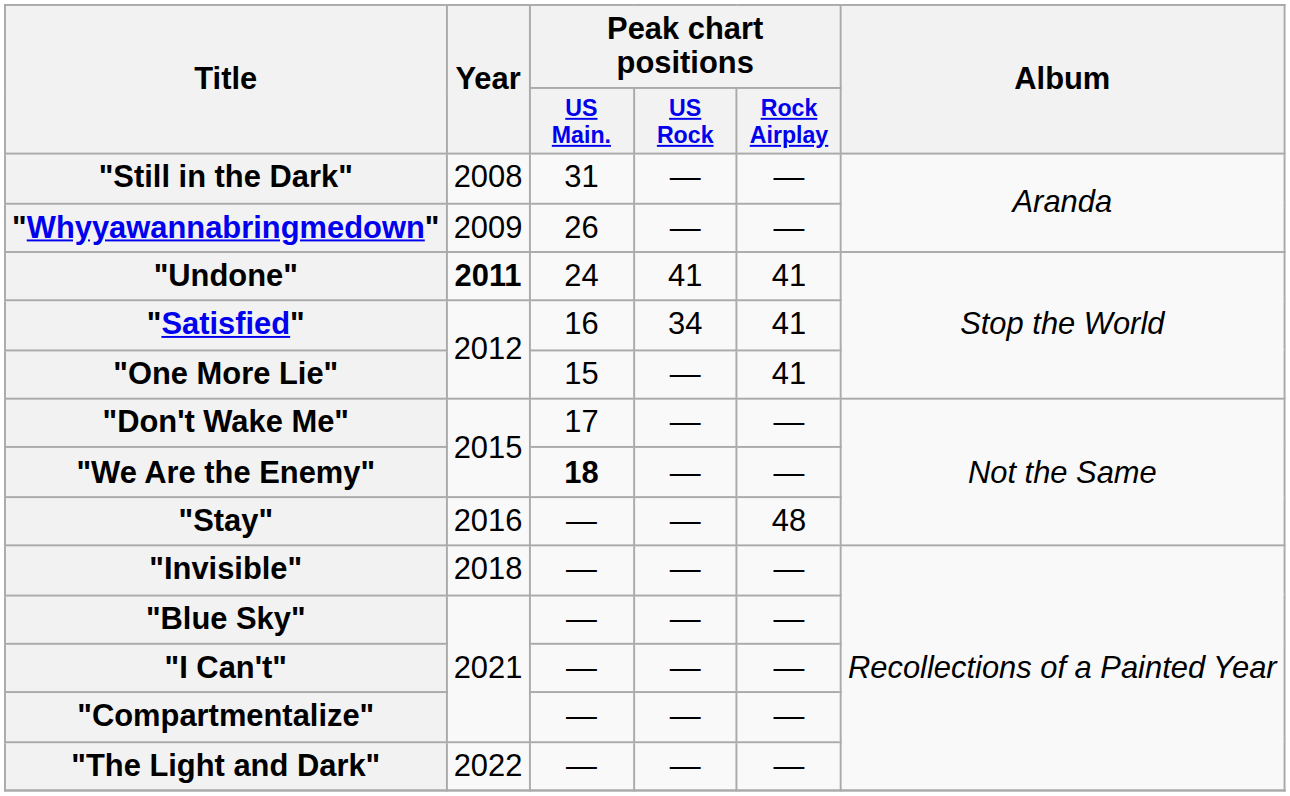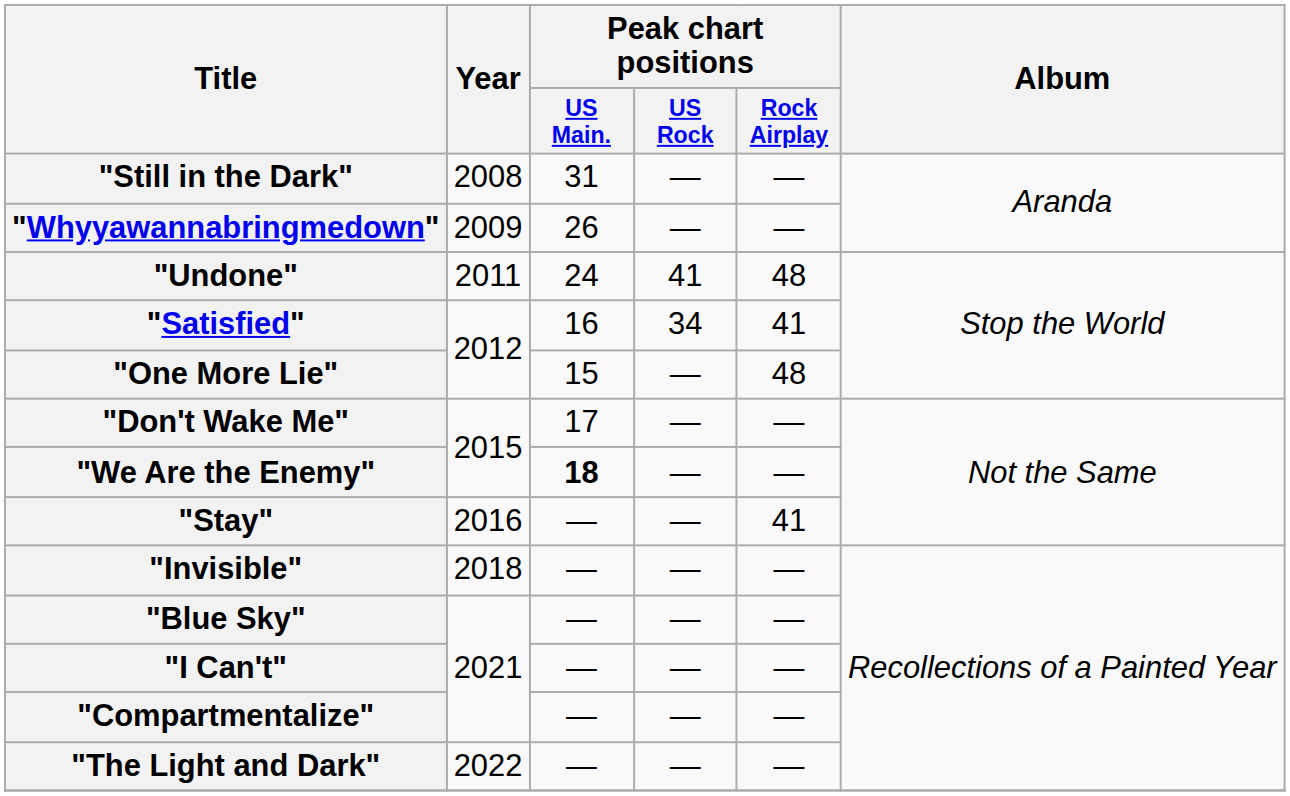(488, 275) bold -> (488, 275) normal
(789, 275) 41 -> (789, 275) 48
(789, 373) 41 -> (789, 373) 48
(789, 520) 48 -> (789, 520) 41
